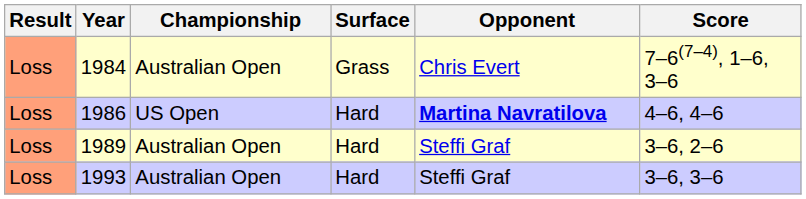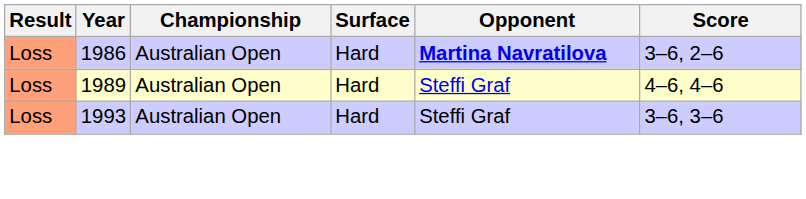- row: (103, 67)
(177, 113) US Open -> (208, 52) Australian Open
(684, 113) 4–6, 4–6 -> (684, 52) 3–6, 2–6
(684, 145) 3–6, 2–6 -> (684, 85) 4–6, 4–6
